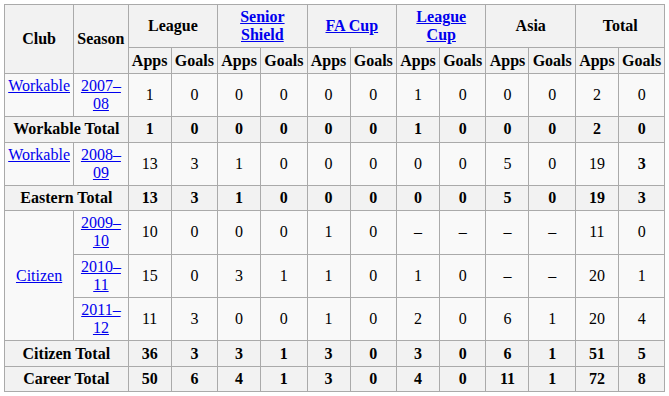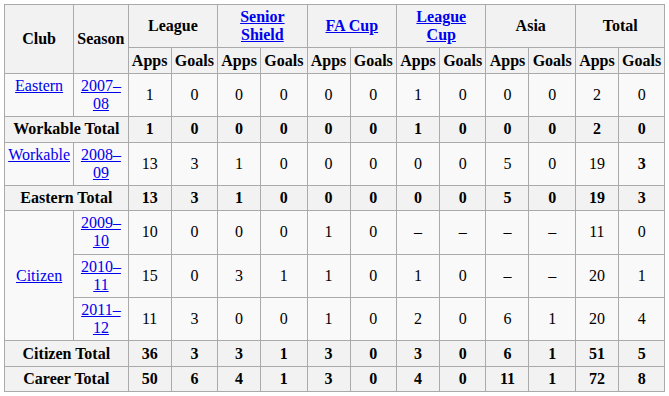(39, 85) Workable -> (39, 85) Eastern
